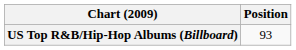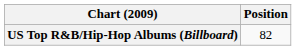(266, 34) 93 -> (266, 34) 82
